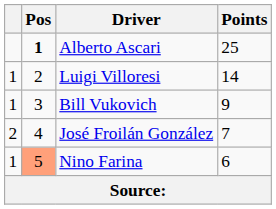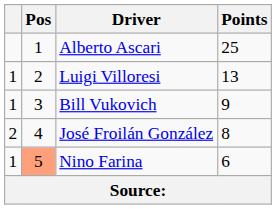(38, 47) bold -> (38, 47) normal
(230, 76) 14 -> (230, 76) 13
(226, 133) 7 -> (226, 133) 8
